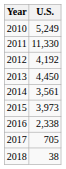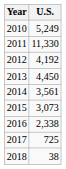(47, 108) 3,973 -> (47, 108) 3,073
(51, 140) 705 -> (51, 140) 725
